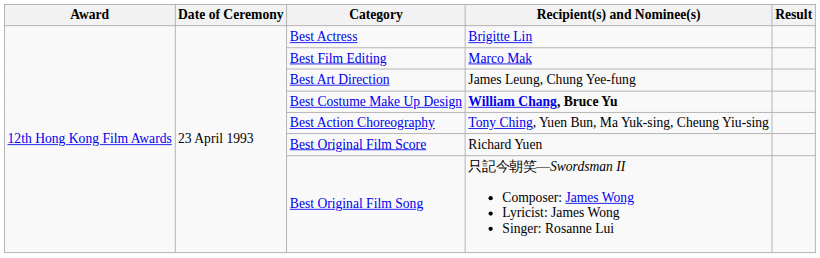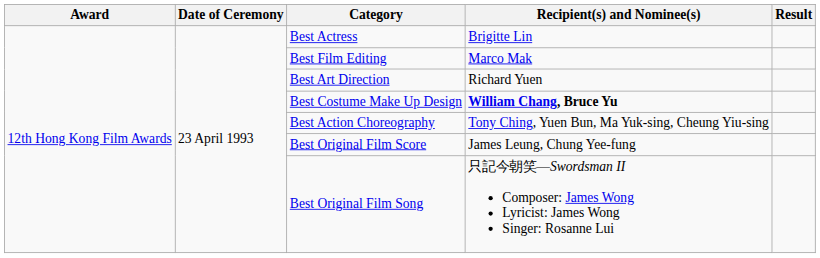(552, 79) James Leung, Chung Yee-fung -> (505, 79) Richard Yuen
(505, 144) Richard Yuen -> (552, 144) James Leung, Chung Yee-fung
